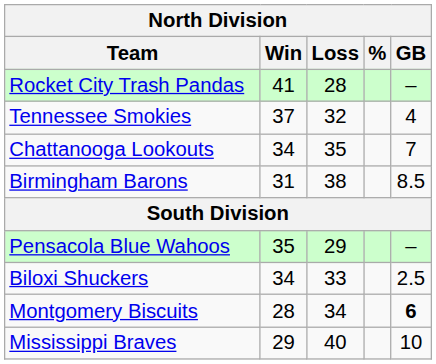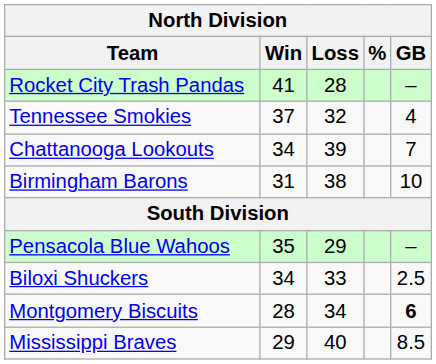(335, 149) 35 -> (335, 149) 39
(411, 181) 8.5 -> (411, 181) 10
(411, 342) 10 -> (411, 342) 8.5
